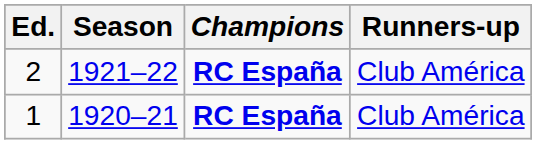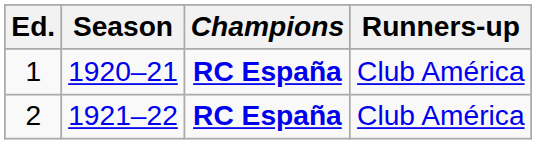rows swapped: (33, 116) <-> (33, 71)
